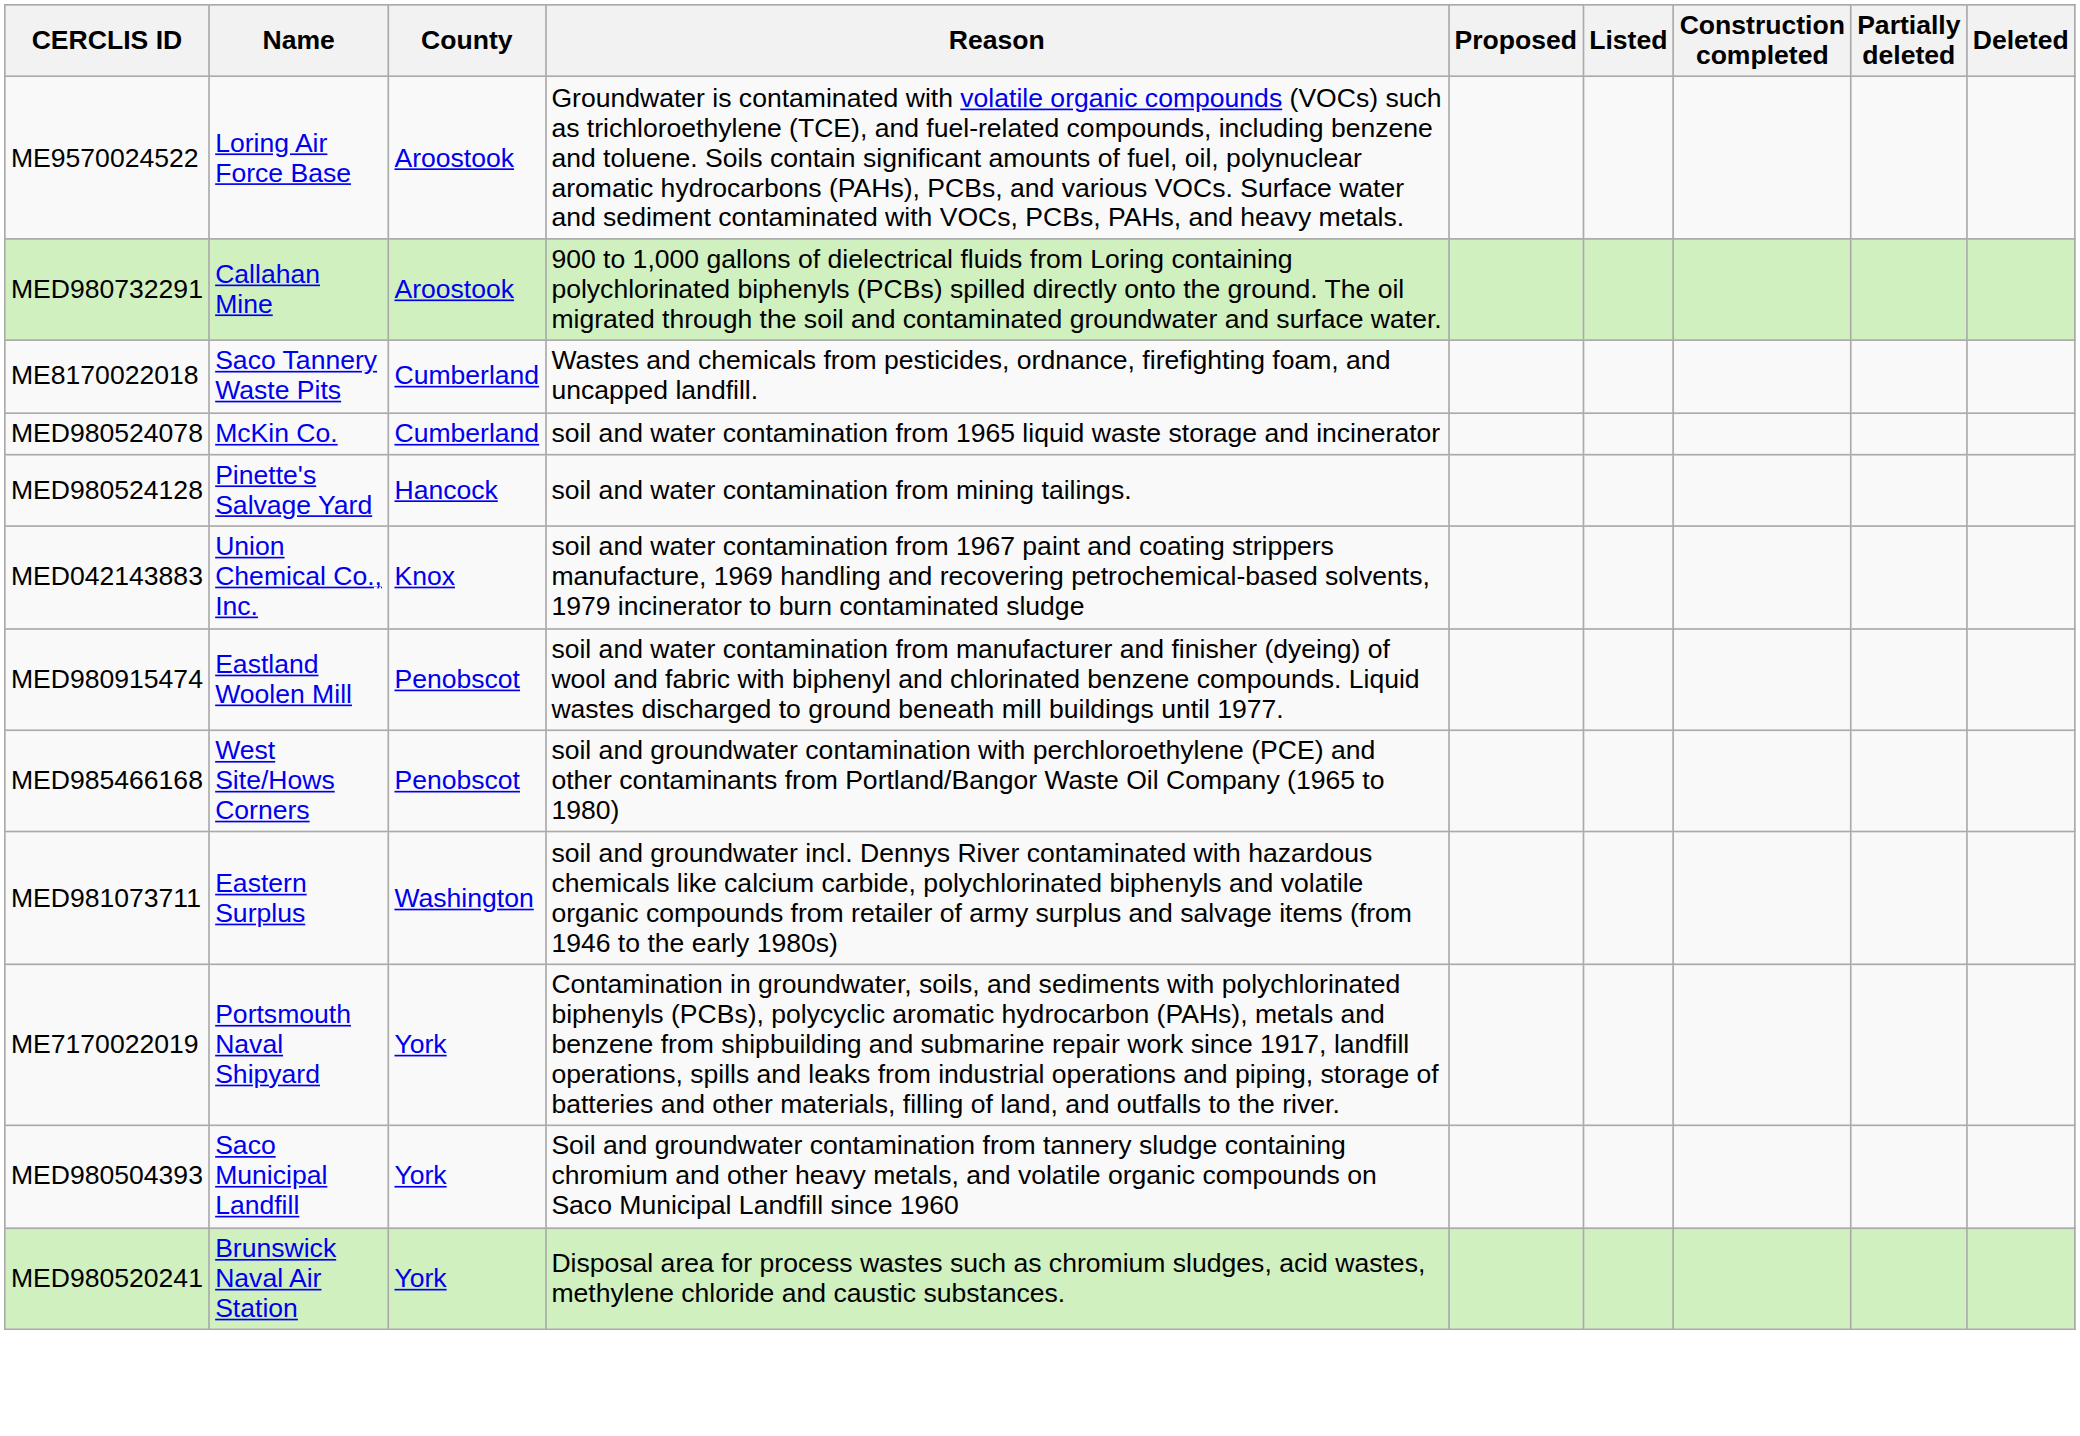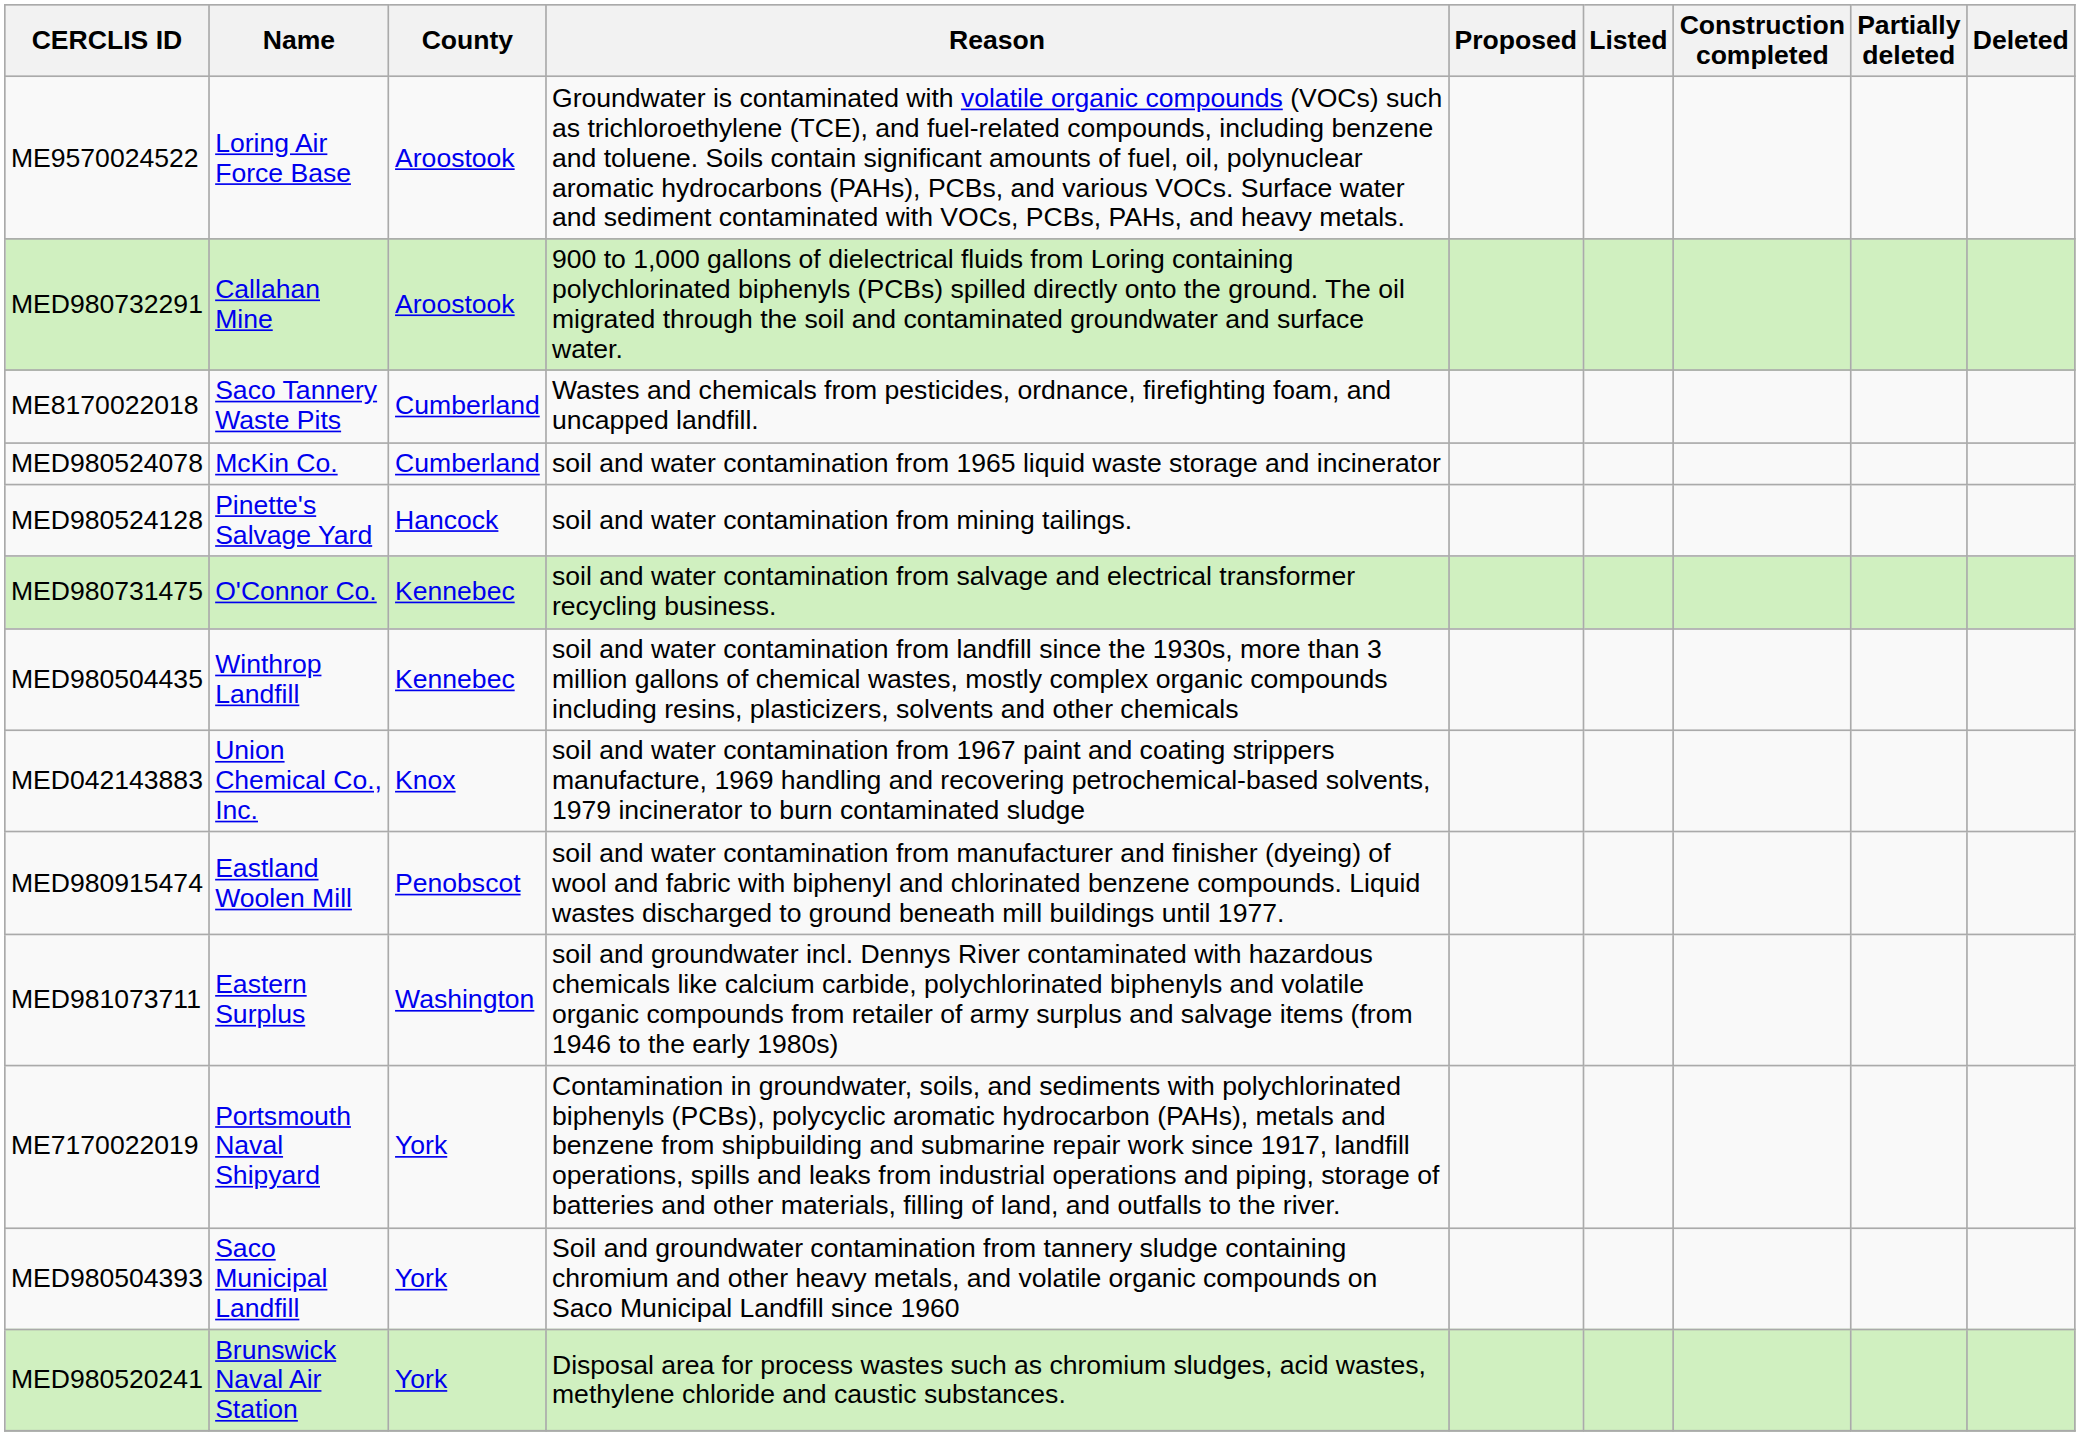+ row: (107, 592)
+ row: (107, 678)
- row: (107, 780)
